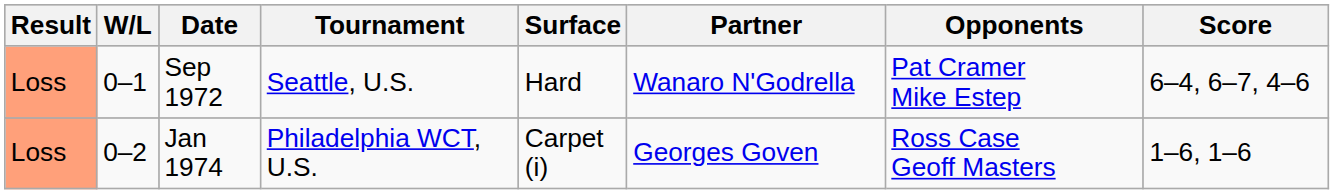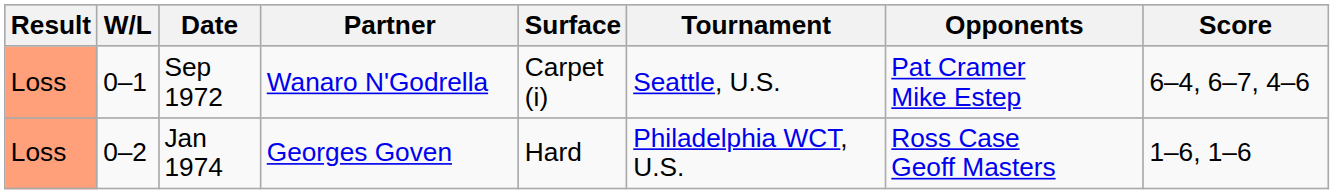columns swapped: (390, 25) <-> (756, 25)
(553, 81) Hard -> (564, 81) Carpet (i)
(564, 152) Carpet (i) -> (553, 152) Hard
